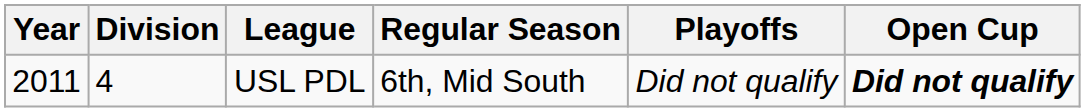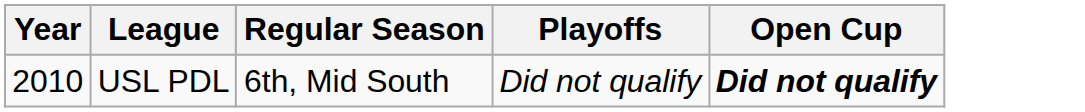- column: (157, 29)
(47, 80) 2011 -> (48, 80) 2010
